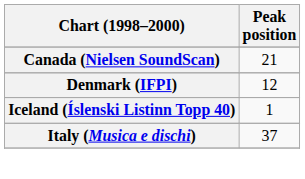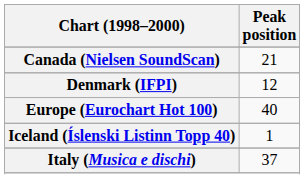+ row: (122, 110)
